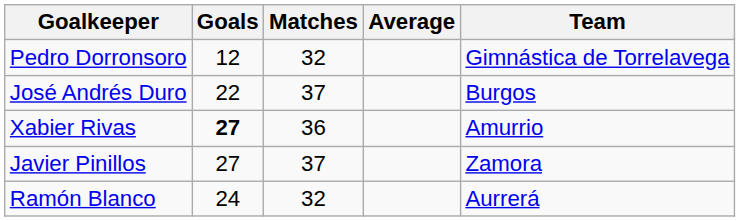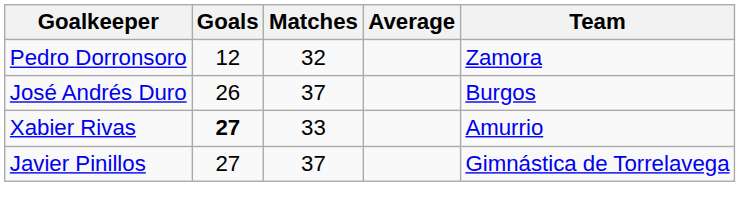(597, 57) Gimnástica de Torrelavega -> (504, 57) Zamora
(228, 92) 22 -> (228, 92) 26
(313, 127) 36 -> (313, 127) 33
(504, 163) Zamora -> (597, 163) Gimnástica de Torrelavega
- row: (83, 198)
